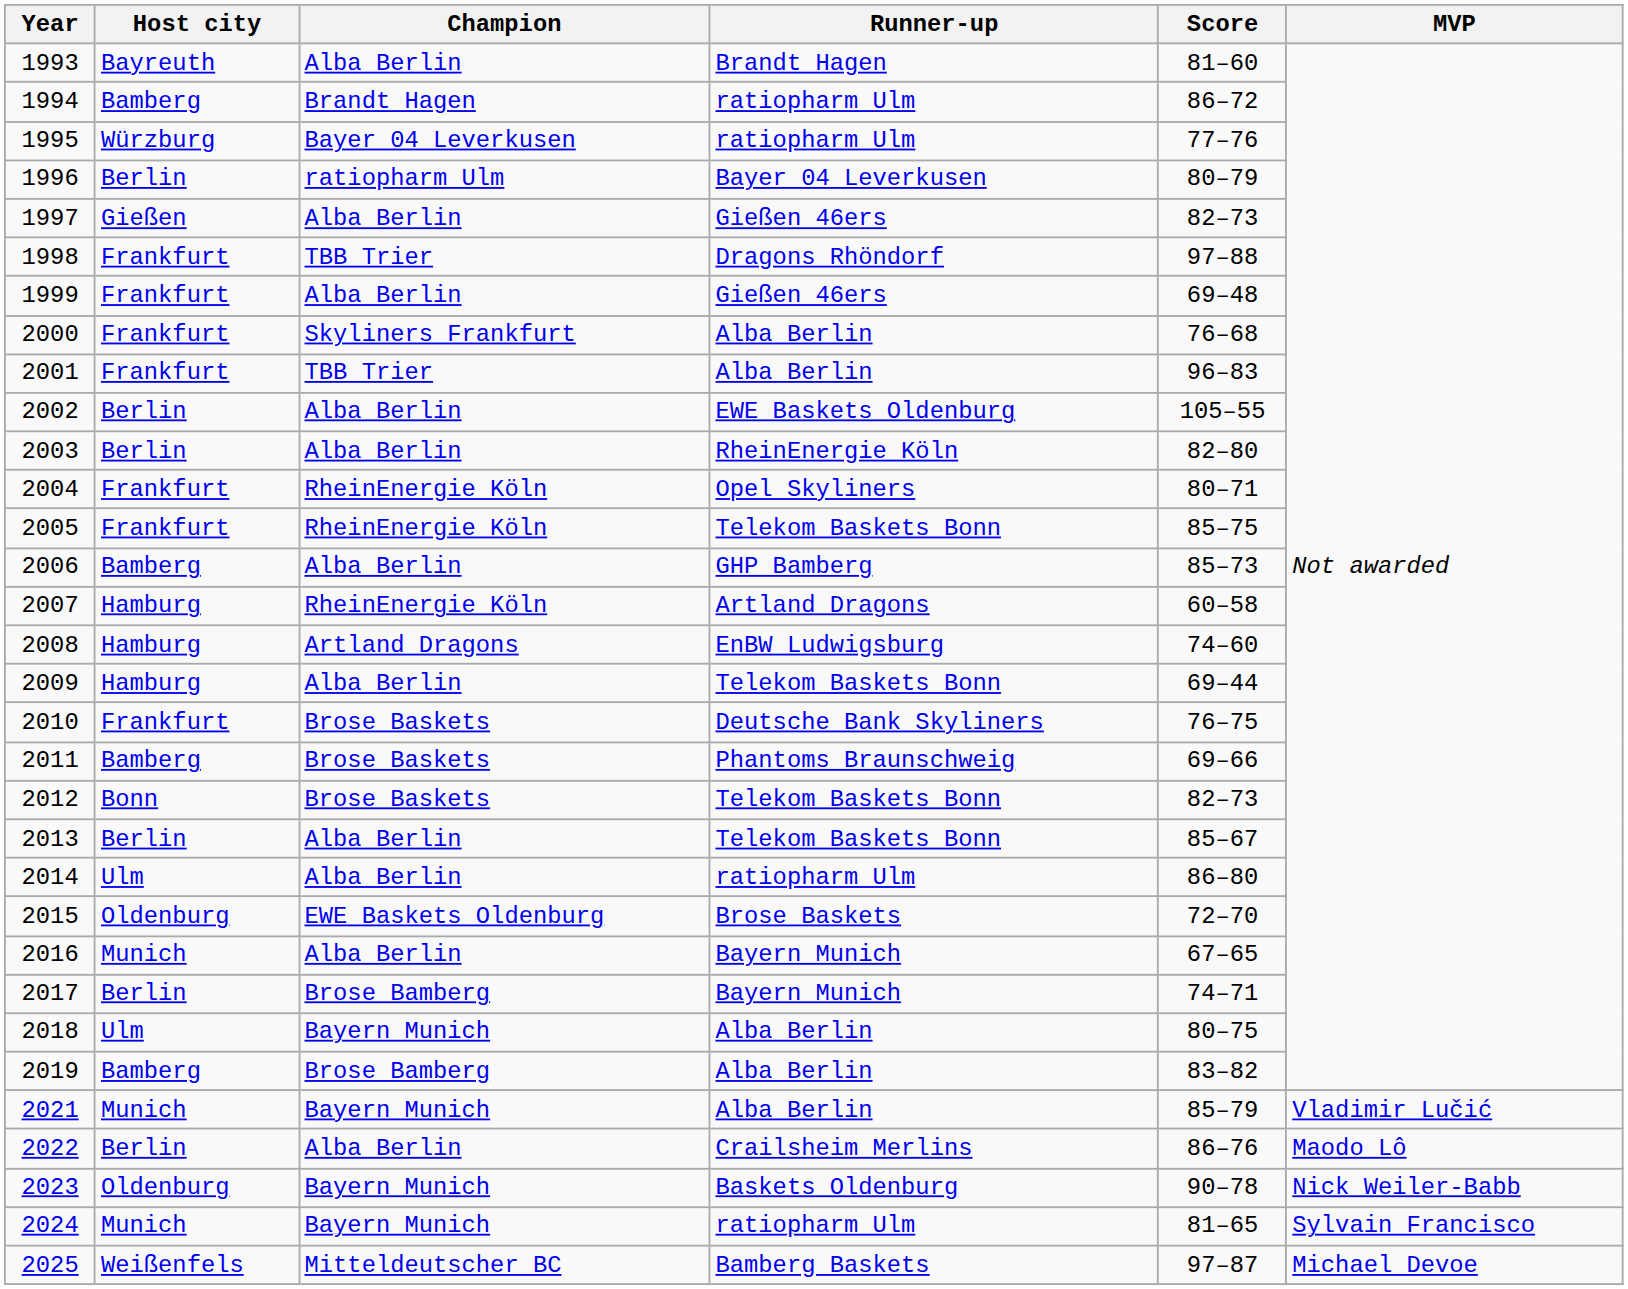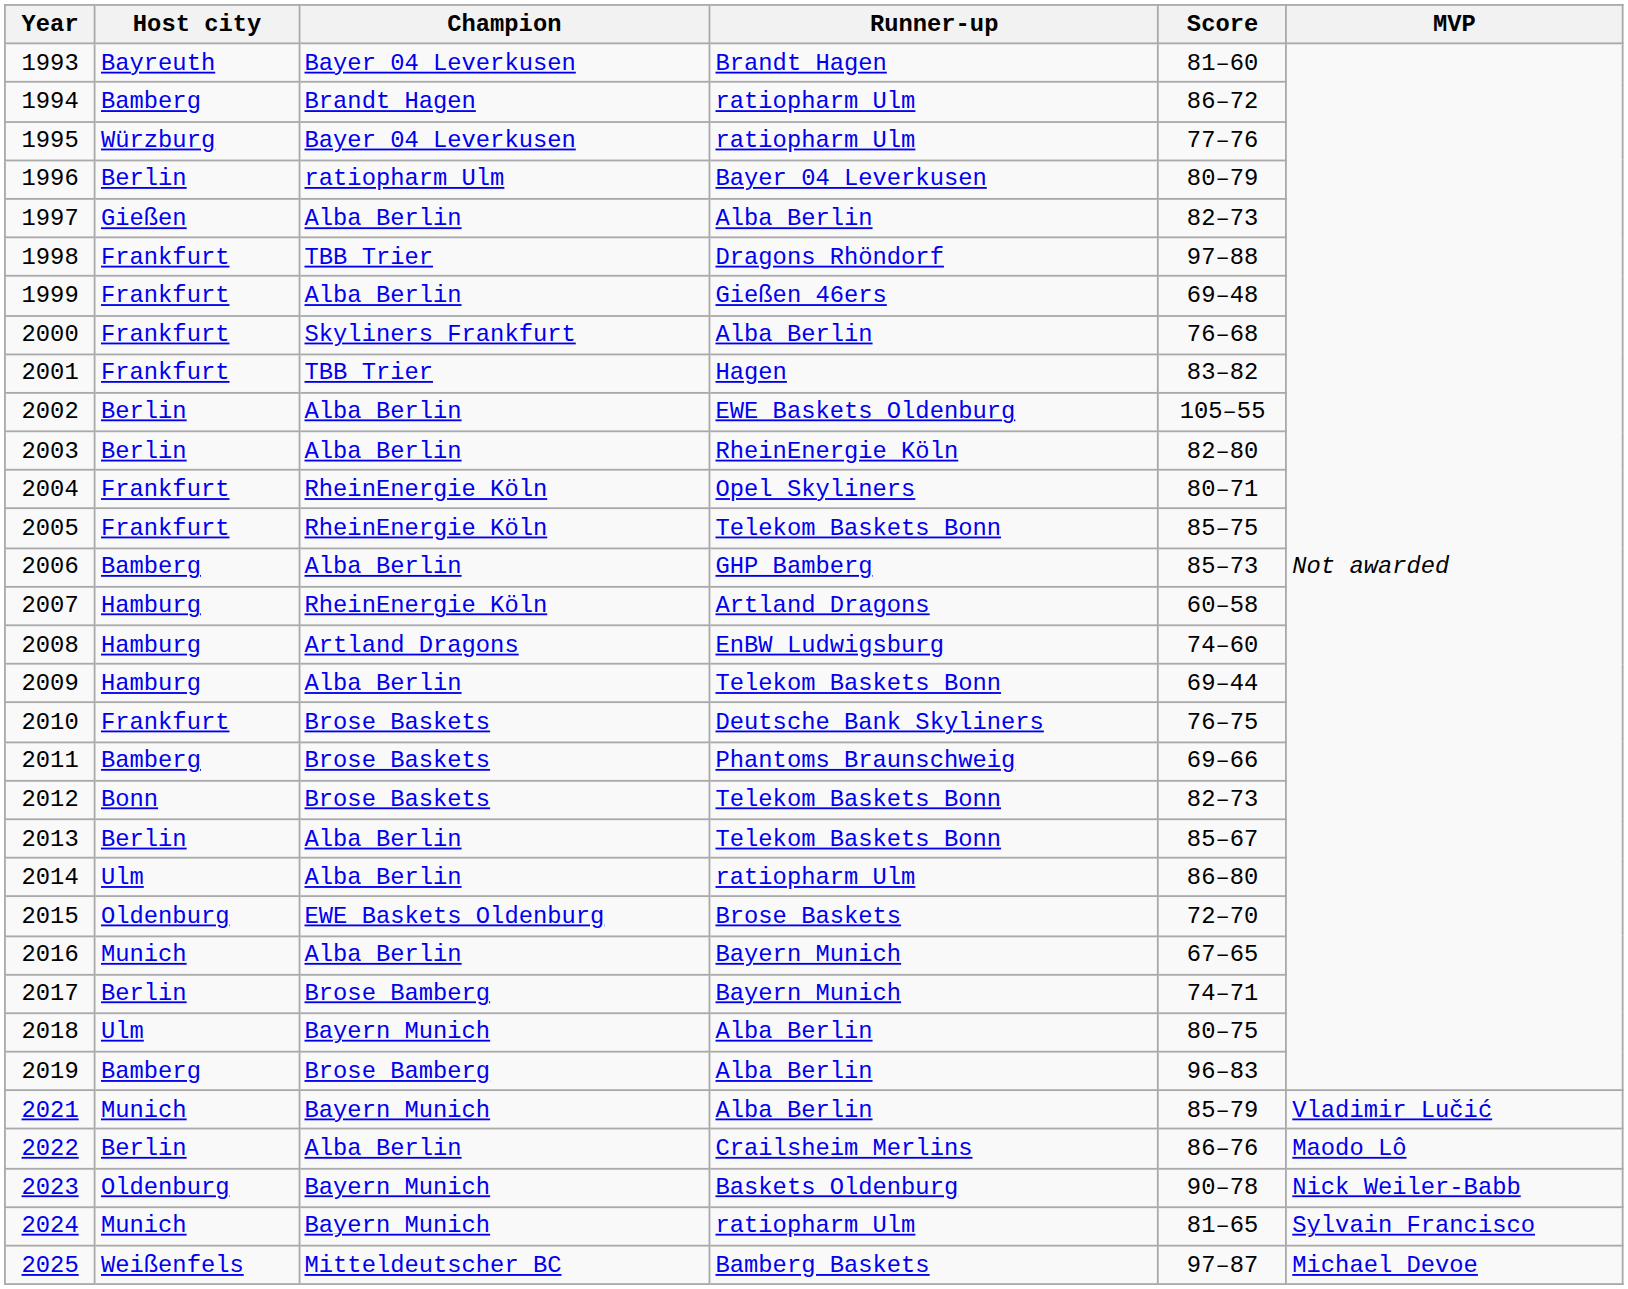(383, 63) Alba Berlin -> (440, 63) Bayer 04 Leverkusen
(801, 218) Gießen 46ers -> (794, 218) Alba Berlin
(794, 373) Alba Berlin -> (751, 373) Hagen
(1223, 373) 96–83 -> (1223, 373) 83–82
(1223, 1071) 83–82 -> (1223, 1071) 96–83
